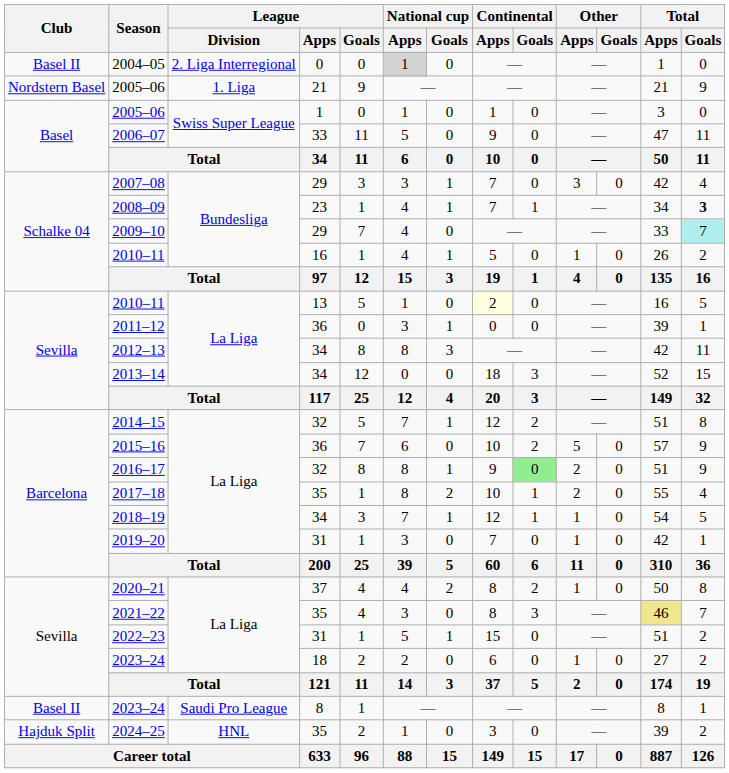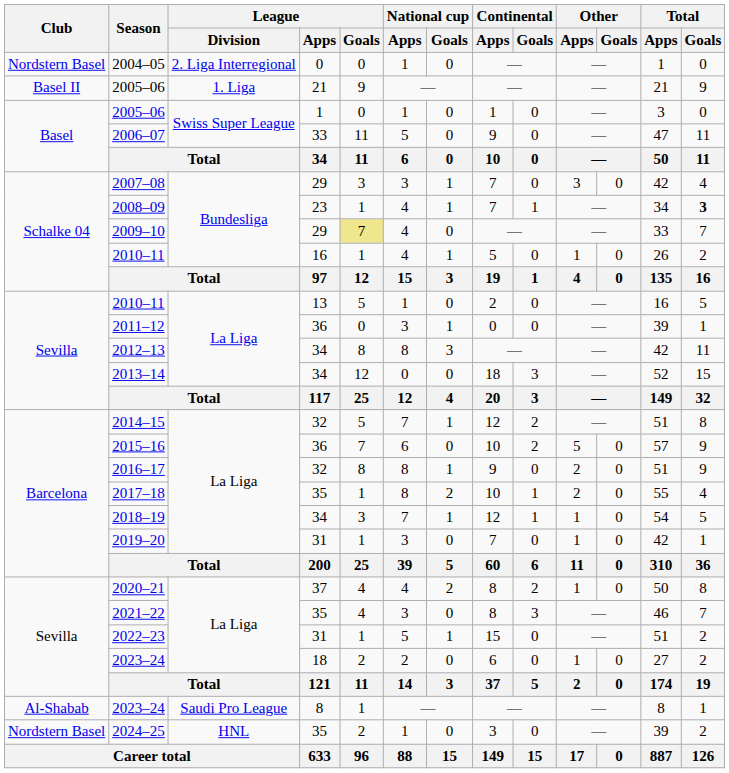(57, 64) Basel II -> (57, 64) Nordstern Basel
(405, 64) lightgrey background -> (405, 64) no background
(57, 87) Nordstern Basel -> (57, 87) Basel II
(361, 231) no background -> (361, 231) khaki background
(703, 231) paleturquoise background -> (703, 231) no background
(493, 302) lightyellow background -> (493, 302) no background
(535, 469) lightgreen background -> (535, 469) no background
(661, 612) khaki background -> (661, 612) no background
(57, 708) Basel II -> (57, 708) Al-Shabab
(57, 732) Hajduk Split -> (57, 732) Nordstern Basel
